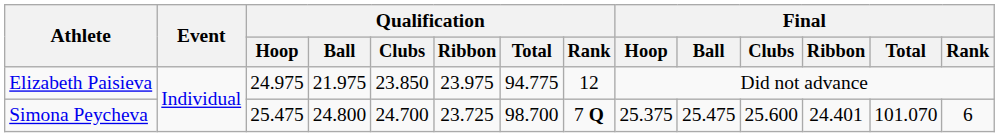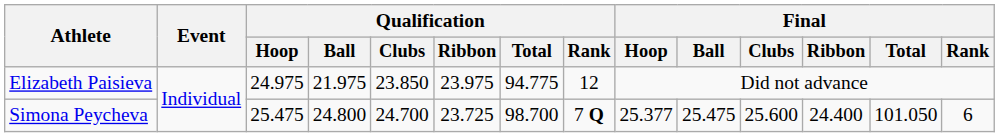(646, 115) 25.375 -> (646, 115) 25.377
(836, 115) 24.401 -> (836, 115) 24.400
(906, 115) 101.070 -> (906, 115) 101.050
